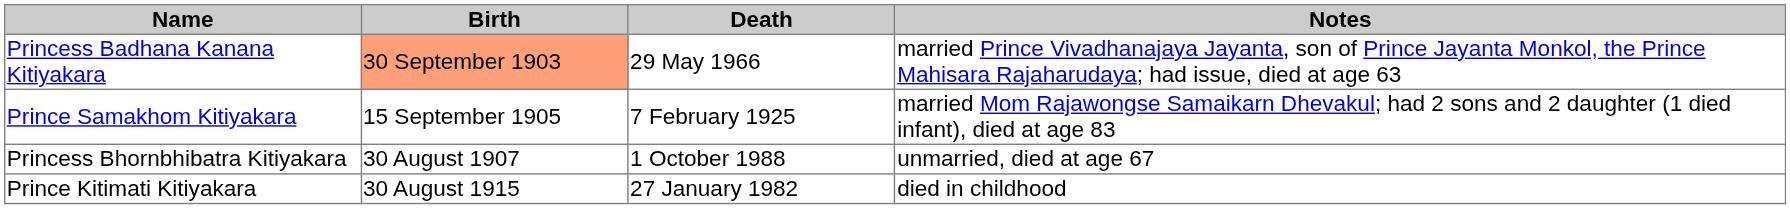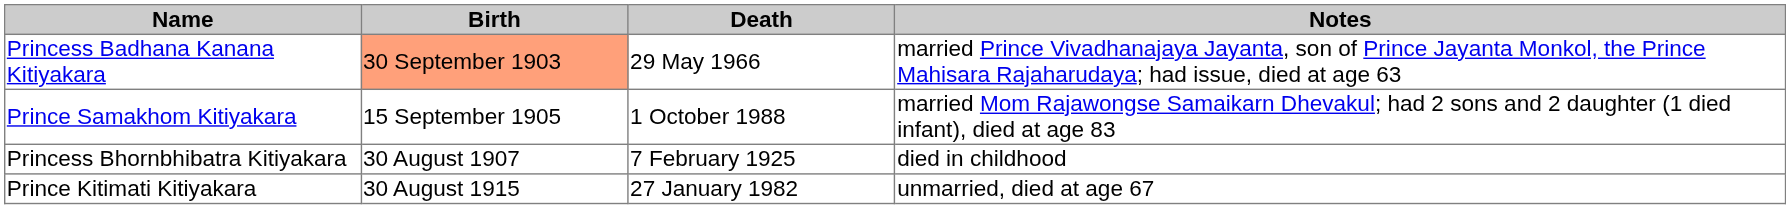(713, 116) 7 February 1925 -> (708, 116) 1 October 1988
(708, 158) 1 October 1988 -> (713, 158) 7 February 1925
(1026, 158) unmarried, died at age 67 -> (982, 158) died in childhood
(982, 188) died in childhood -> (1026, 188) unmarried, died at age 67
